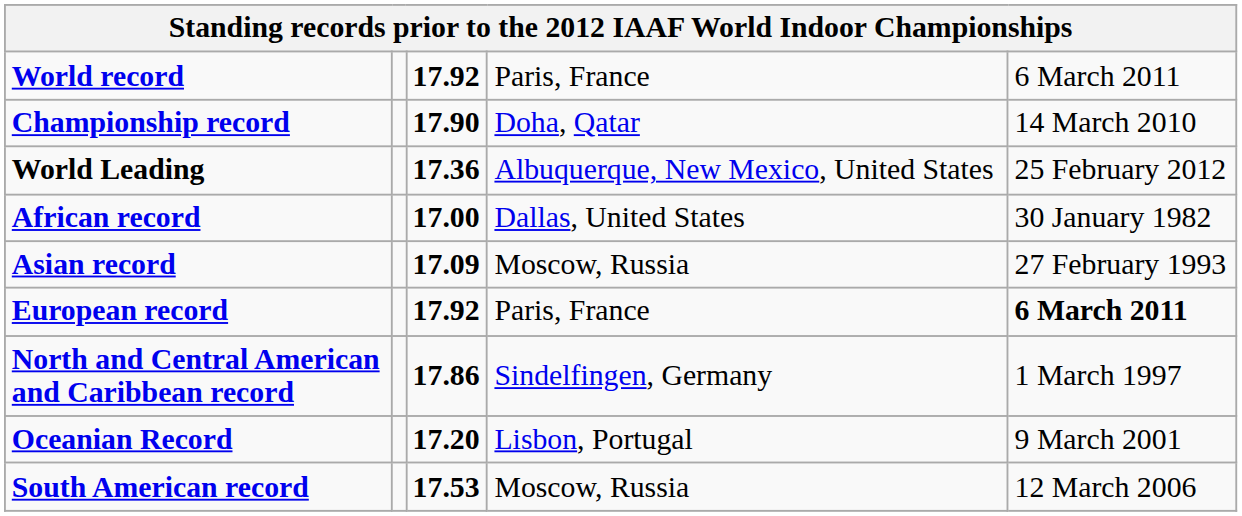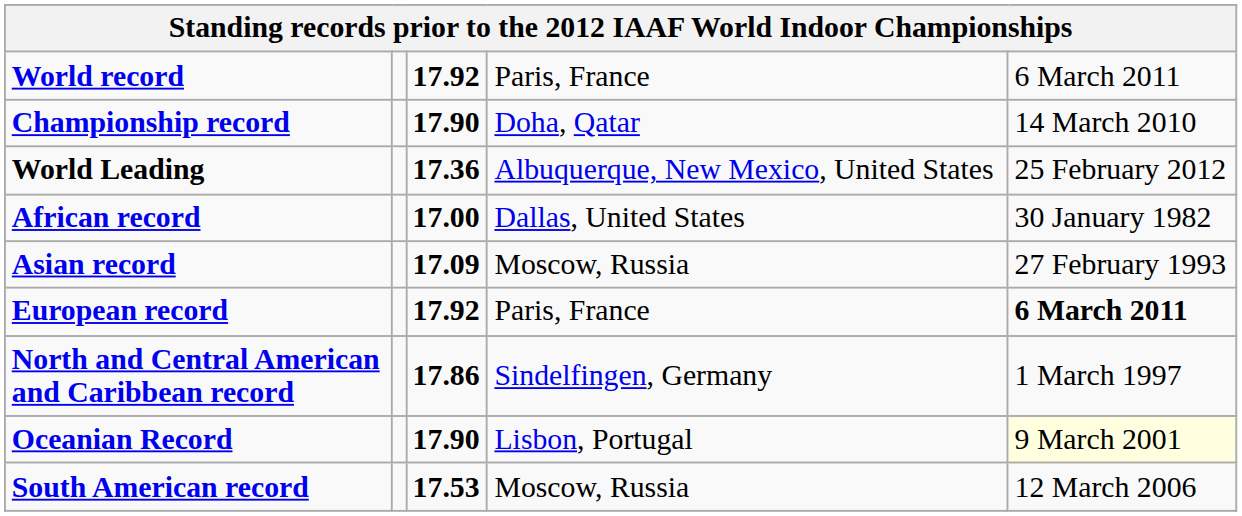(446, 439) 17.20 -> (446, 439) 17.90
(1098, 439) no background -> (1098, 439) lightyellow background
